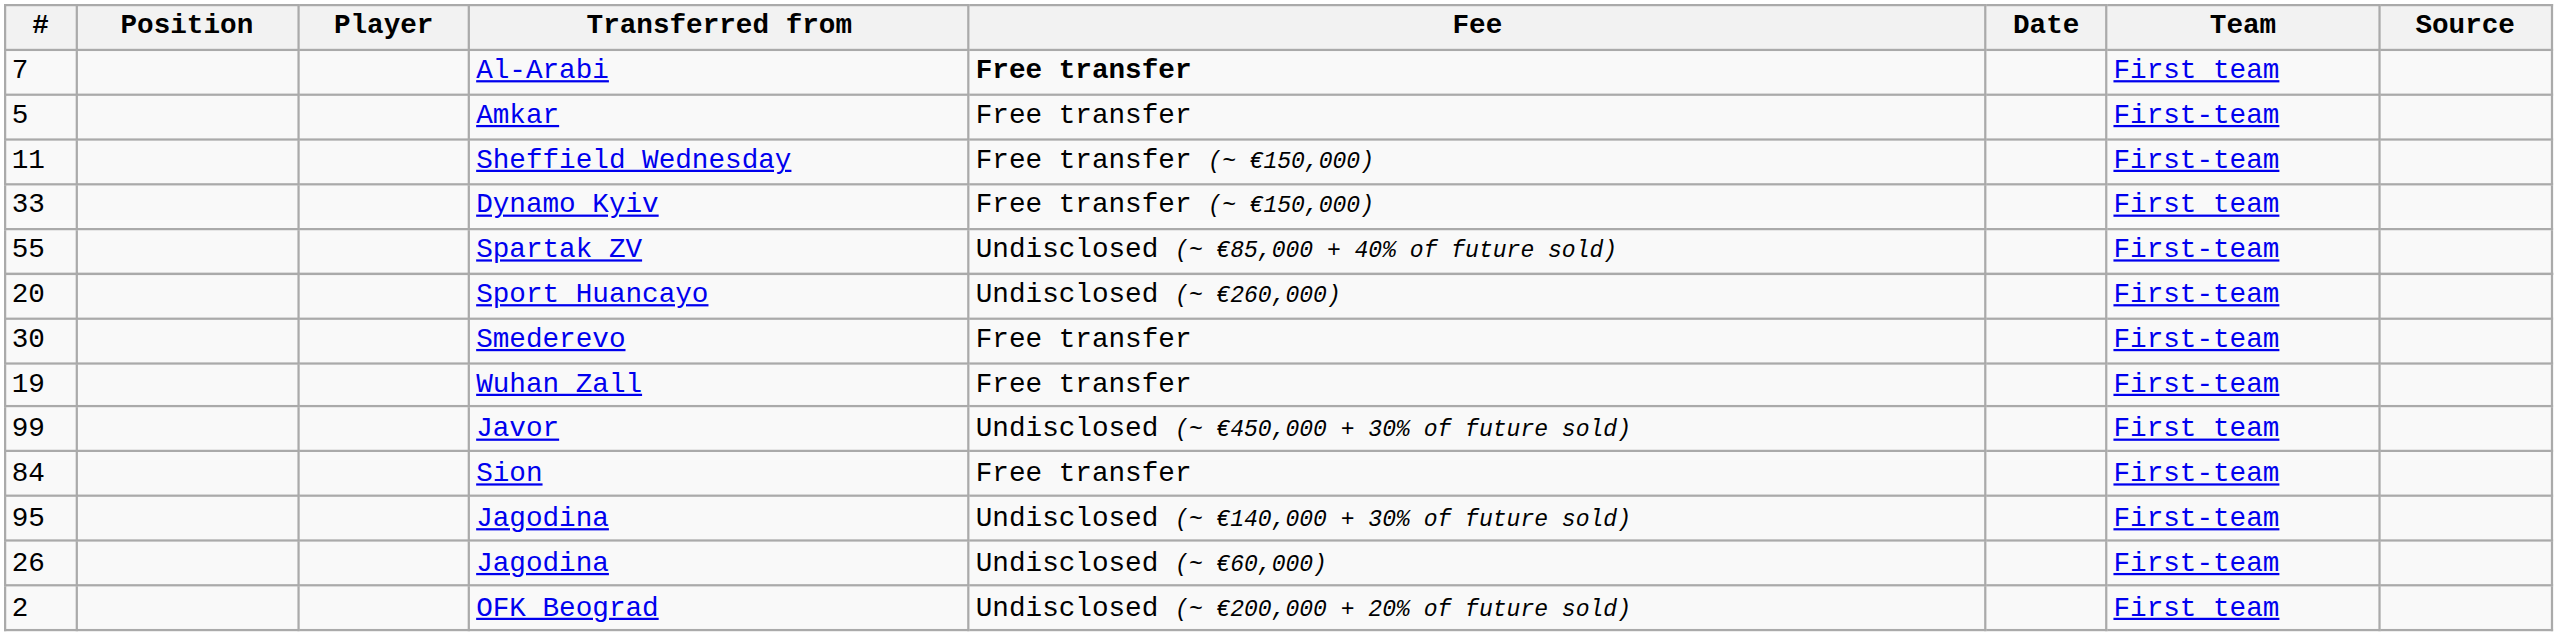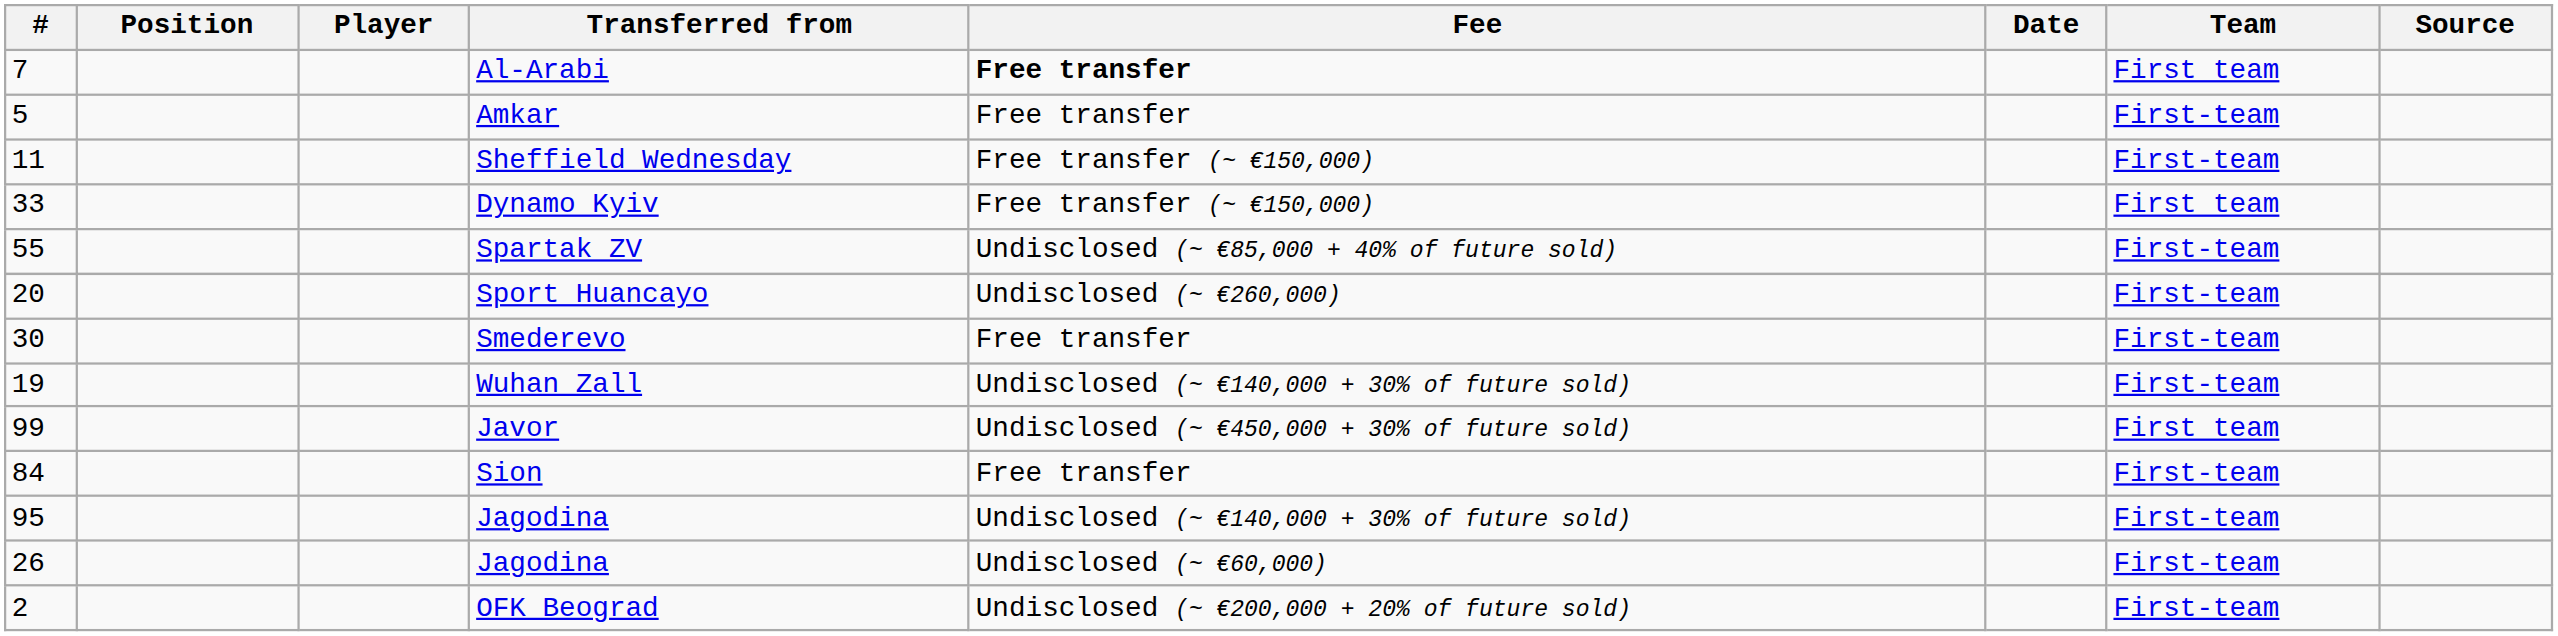(1084, 385) Free transfer -> (1303, 385) Undisclosed (~ €140,000 + 30% of future sold)
(2196, 608) First team -> (2196, 608) First-team
